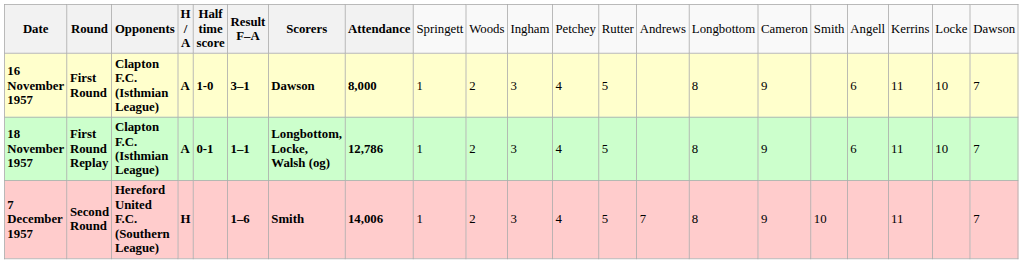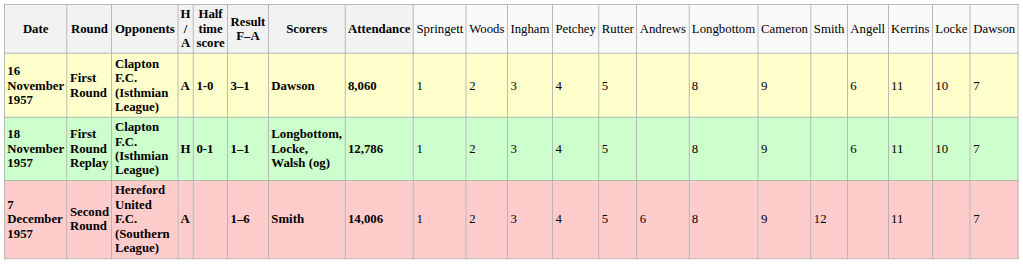(362, 85) 8,000 -> (362, 85) 8,060
(185, 148) A -> (186, 148) H
(186, 219) H -> (185, 219) A
(643, 219) 7 -> (643, 219) 6
(820, 219) 10 -> (820, 219) 12
